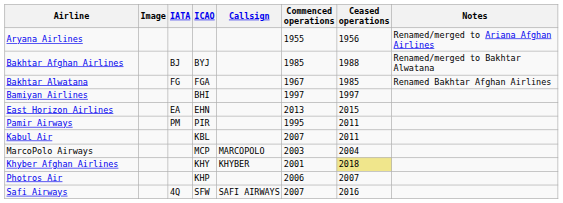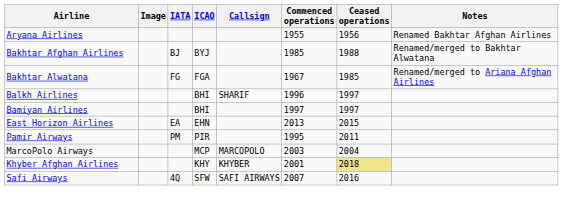(472, 40) Renamed/merged to Ariana Afghan Airlines -> (472, 35) Renamed Bakhtar Afghan Airlines
(472, 82) Renamed Bakhtar Afghan Airlines -> (472, 77) Renamed/merged to Ariana Afghan Airlines
+ row: (42, 96)
- row: (29, 137)
- row: (34, 178)
